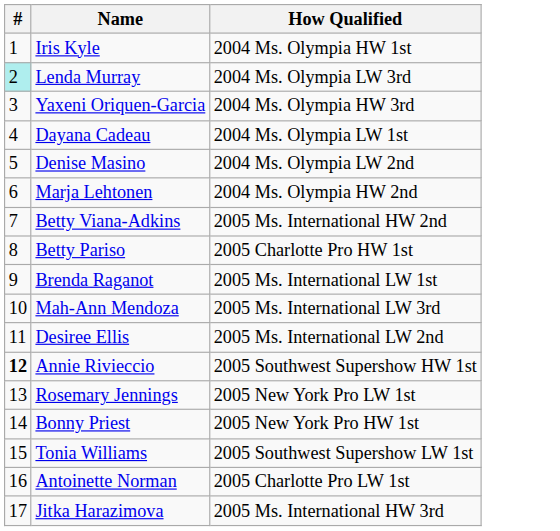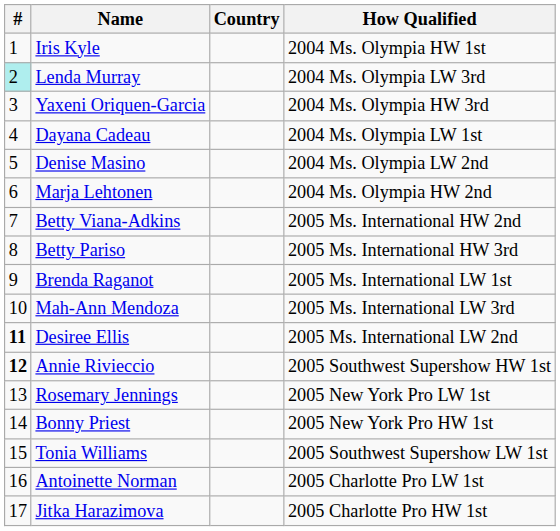+ column: (247, 18)
(313, 250) 2005 Charlotte Pro HW 1st -> (403, 250) 2005 Ms. International HW 3rd
(18, 337) normal -> (17, 337) bold
(329, 510) 2005 Ms. International HW 3rd -> (388, 510) 2005 Charlotte Pro HW 1st
